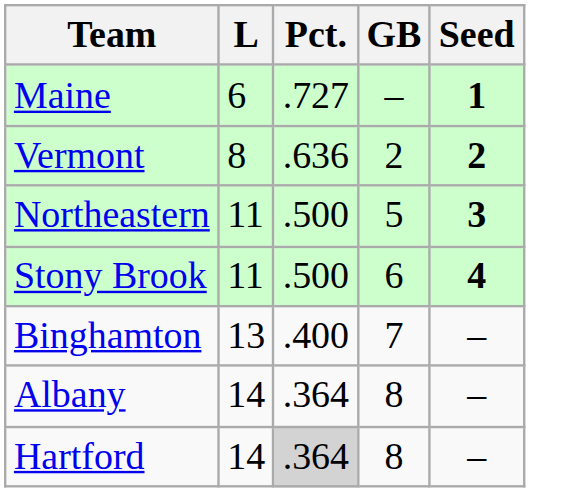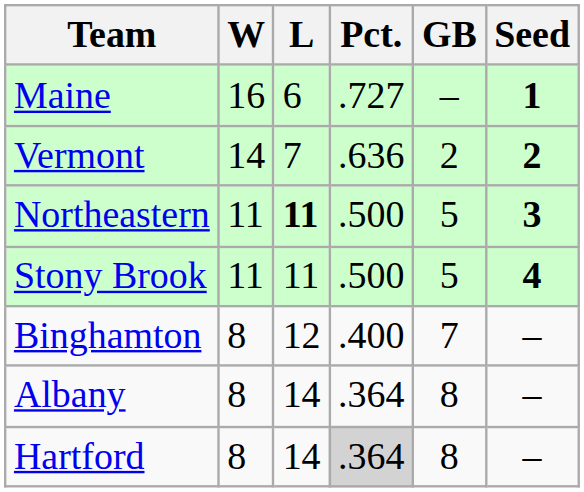+ column: (246, 34)
(237, 154) 8 -> (292, 154) 7
(246, 214) normal -> (301, 214) bold
(394, 275) 6 -> (449, 275) 5
(246, 335) 13 -> (302, 335) 12
